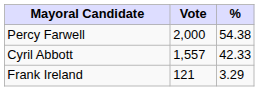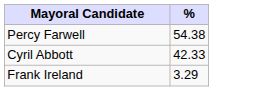- column: (193, 14)
